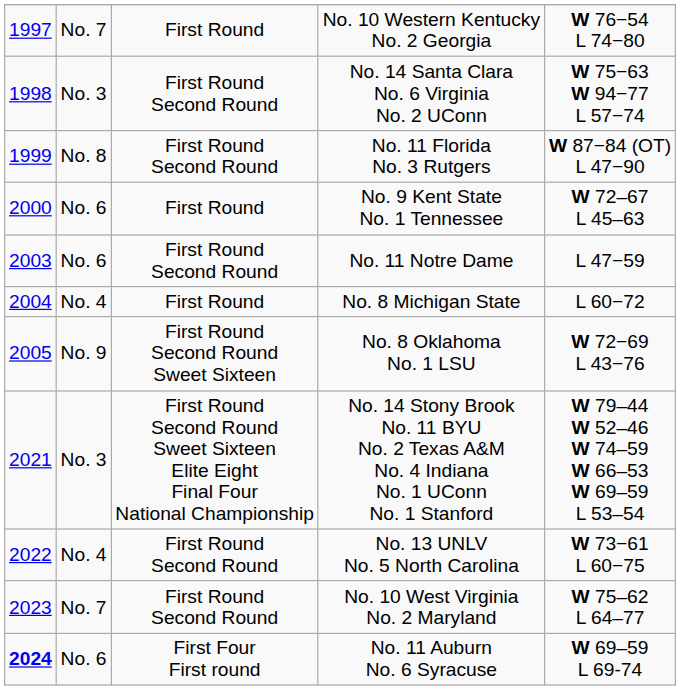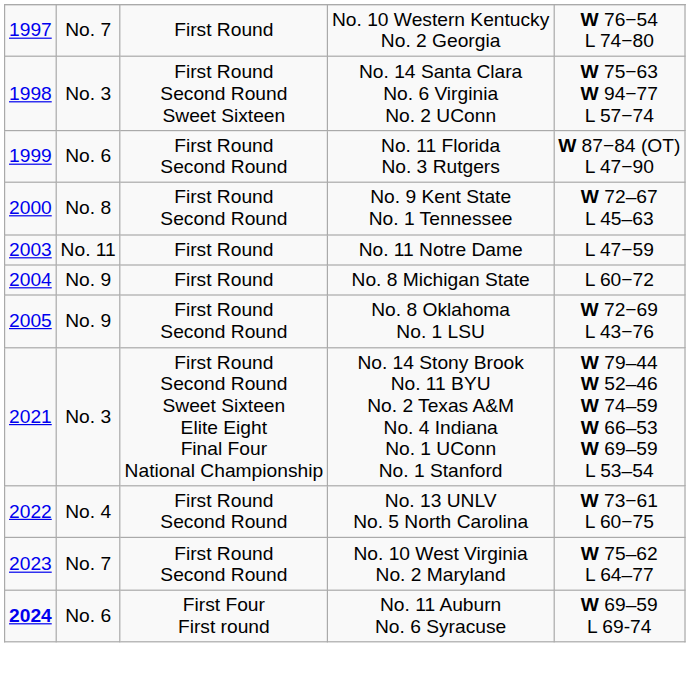(215, 93) First Round Second Round -> (224, 93) First Round Second Round Sweet Sixteen
(84, 156) No. 8 -> (88, 156) No. 6
(84, 208) No. 6 -> (88, 208) No. 8
(215, 208) First Round -> (224, 208) First Round Second Round
(84, 260) No. 6 -> (88, 249) No. 11
(215, 260) First Round Second Round -> (224, 249) First Round
(84, 301) No. 4 -> (88, 279) No. 9
(215, 353) First Round Second Round Sweet Sixteen -> (224, 321) First Round Second Round
